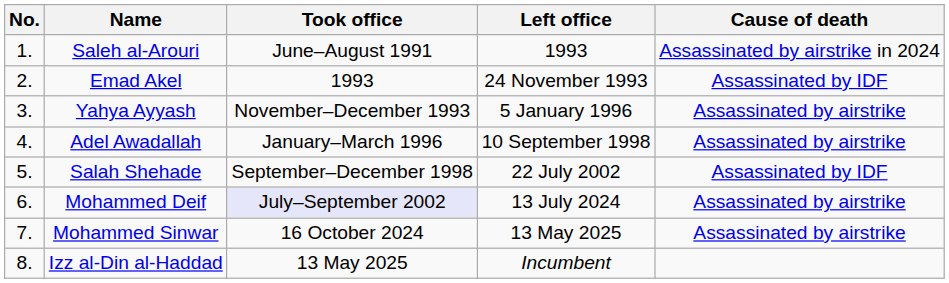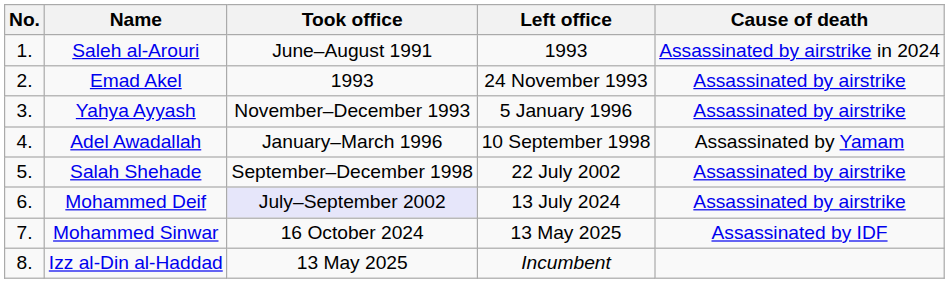(800, 80) Assassinated by IDF -> (800, 80) Assassinated by airstrike
(800, 141) Assassinated by airstrike -> (800, 141) Assassinated by Yamam
(800, 171) Assassinated by IDF -> (800, 171) Assassinated by airstrike
(800, 232) Assassinated by airstrike -> (800, 232) Assassinated by IDF
